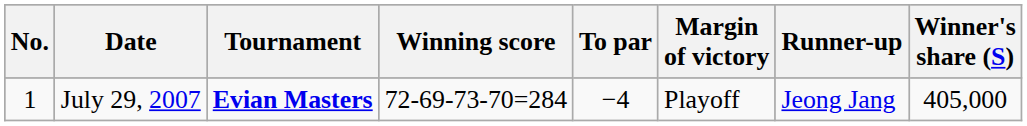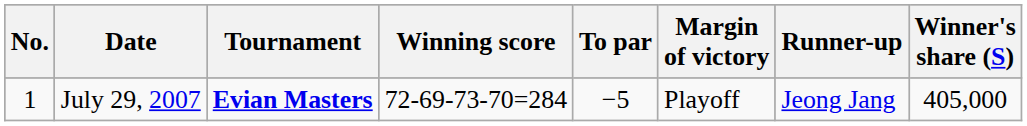(616, 99) −4 -> (616, 99) −5
